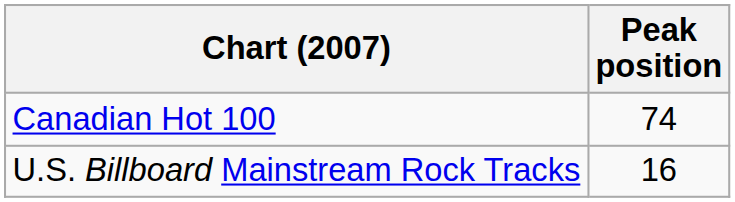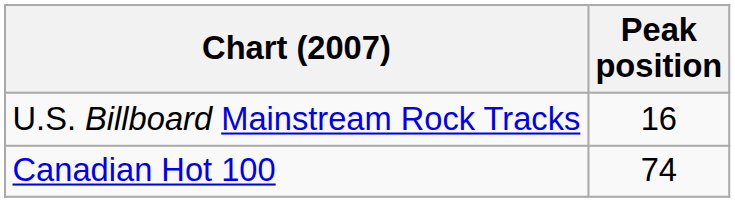rows swapped: (144, 118) <-> (296, 170)
